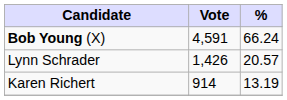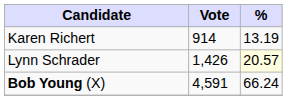rows swapped: (57, 38) <-> (51, 83)
(261, 60) no background -> (261, 60) lightyellow background
